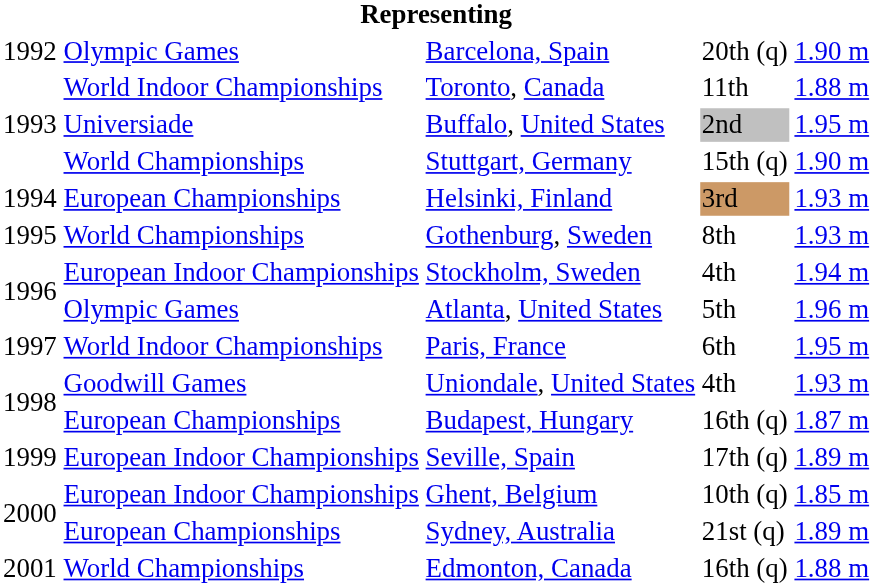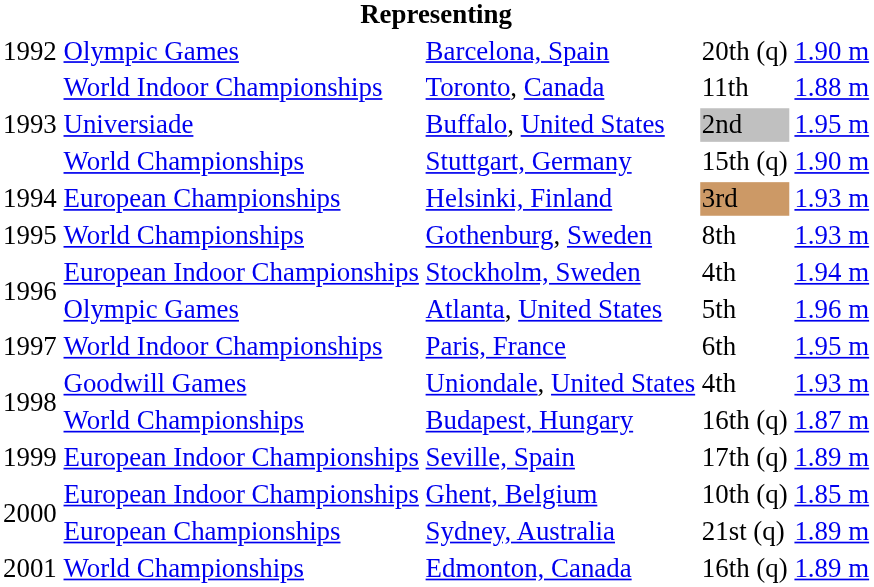(202, 420) European Championships -> (184, 420) World Championships
(832, 568) 1.88 m -> (832, 568) 1.89 m
